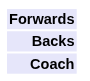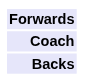rows swapped: (53, 41) <-> (52, 64)
